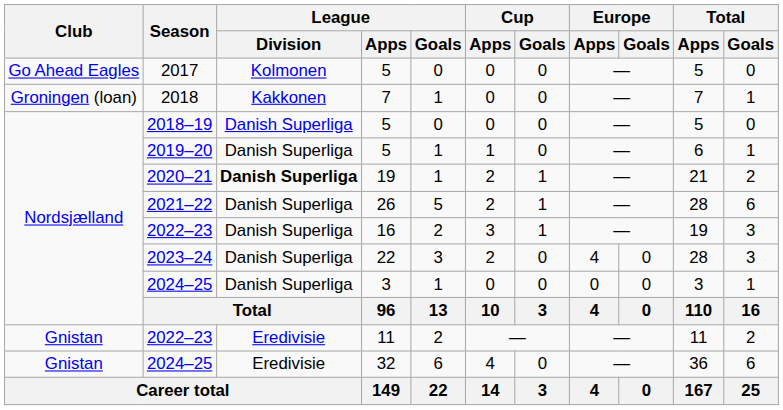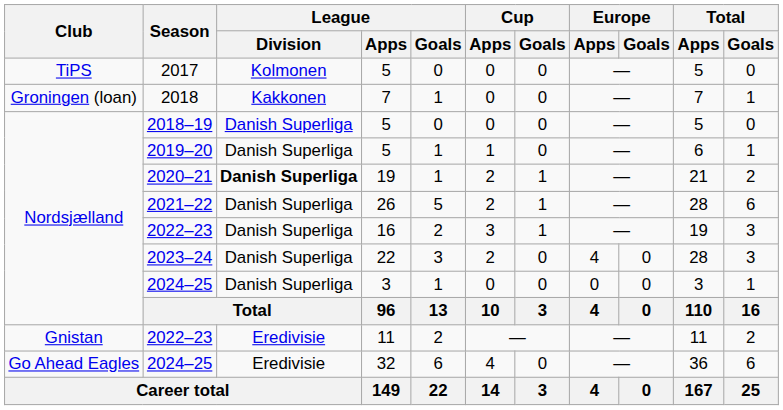(74, 71) Go Ahead Eagles -> (74, 71) TiPS
(74, 364) Gnistan -> (74, 364) Go Ahead Eagles
